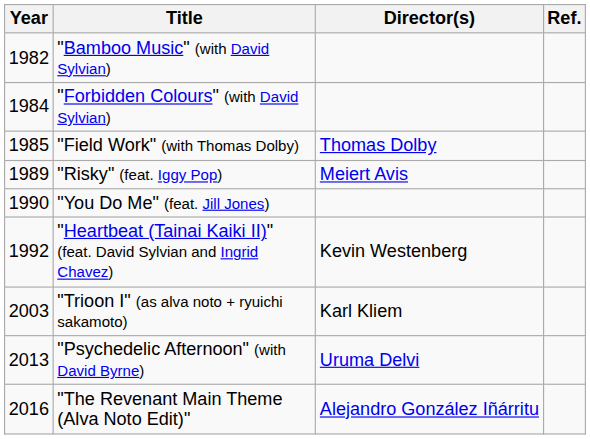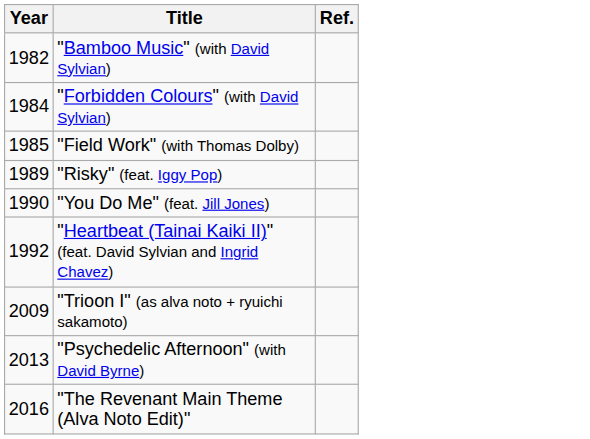- column: (429, 18)
(29, 311) 2003 -> (29, 311) 2009
